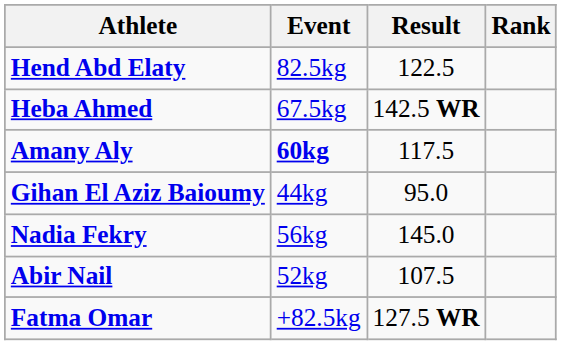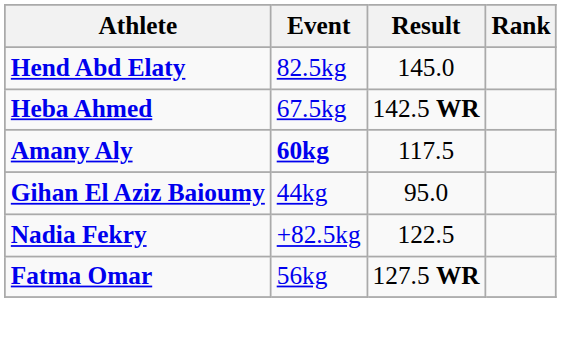(426, 67) 122.5 -> (426, 67) 145.0
(302, 234) 56kg -> (319, 234) +82.5kg
(426, 234) 145.0 -> (426, 234) 122.5
- row: (62, 276)
(319, 318) +82.5kg -> (302, 276) 56kg
